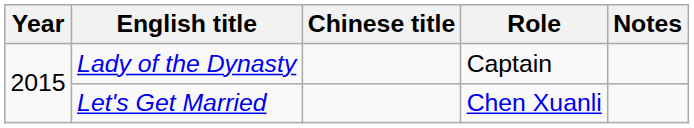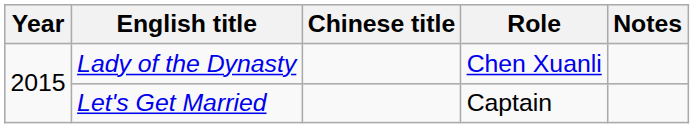(509, 63) Captain -> (534, 63) Chen Xuanli
(534, 102) Chen Xuanli -> (509, 102) Captain
